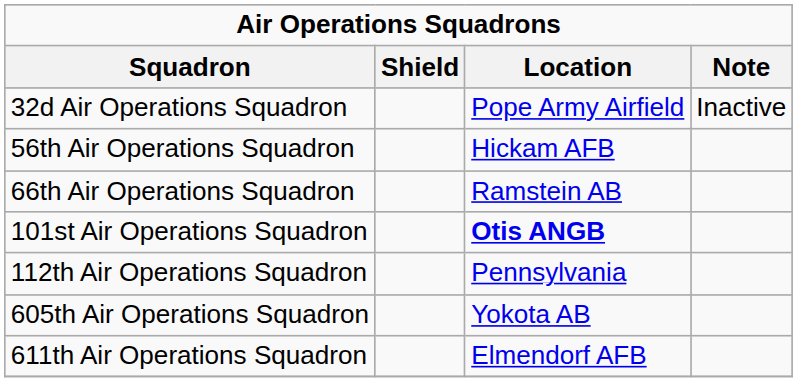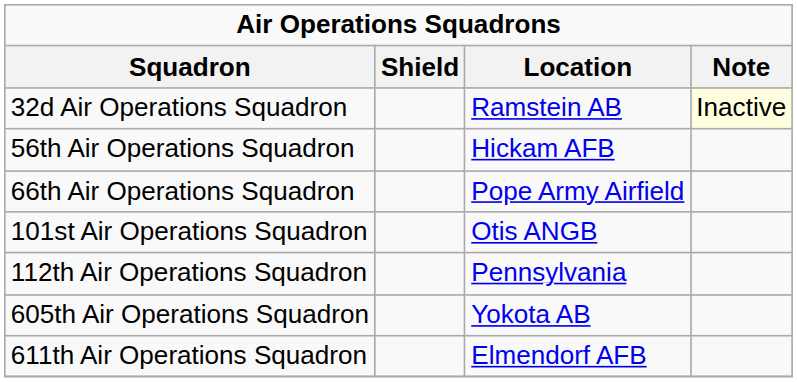(578, 107) Pope Army Airfield -> (547, 107) Ramstein AB
(741, 107) no background -> (741, 107) lightyellow background
(547, 190) Ramstein AB -> (578, 190) Pope Army Airfield
(538, 231) bold -> (534, 231) normal
